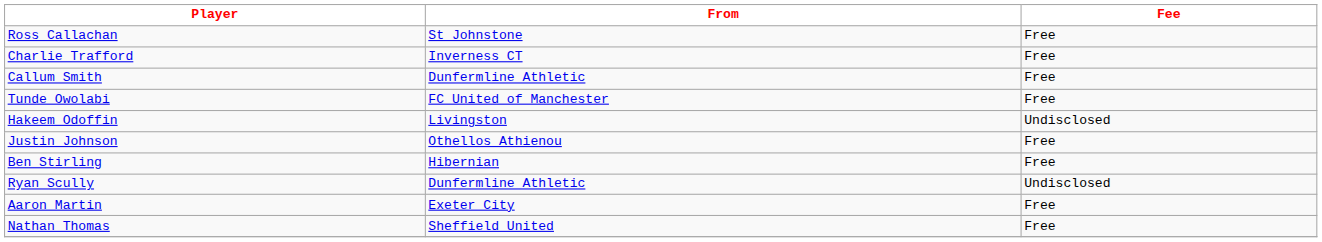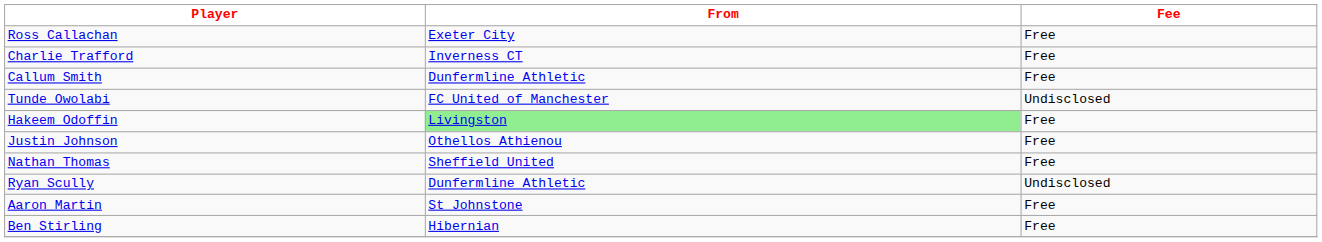(475, 37) St Johnstone -> (472, 37) Exeter City
(1040, 100) Free -> (1067, 100) Undisclosed
(468, 121) no background -> (468, 121) lightgreen background
(1067, 121) Undisclosed -> (1040, 121) Free
rows swapped: (55, 163) <-> (59, 227)
(472, 206) Exeter City -> (475, 206) St Johnstone
